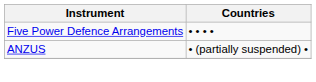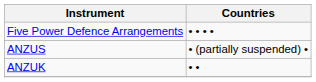+ row: (26, 67)
